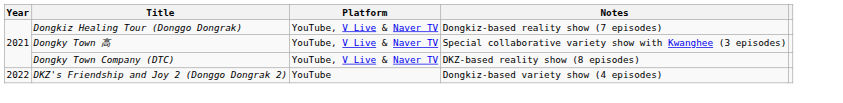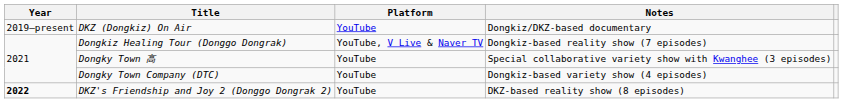+ row: (135, 27)
(365, 44) YouTube, V Live & Naver TV -> (356, 59) YouTube
(365, 60) YouTube, V Live & Naver TV -> (356, 75) YouTube
(541, 60) DKZ-based reality show (8 episodes) -> (598, 75) Dongkiz-based variety show (4 episodes)
(18, 75) normal -> (18, 90) bold
(553, 75) Dongkiz-based variety show (4 episodes) -> (586, 90) DKZ-based reality show (8 episodes)
